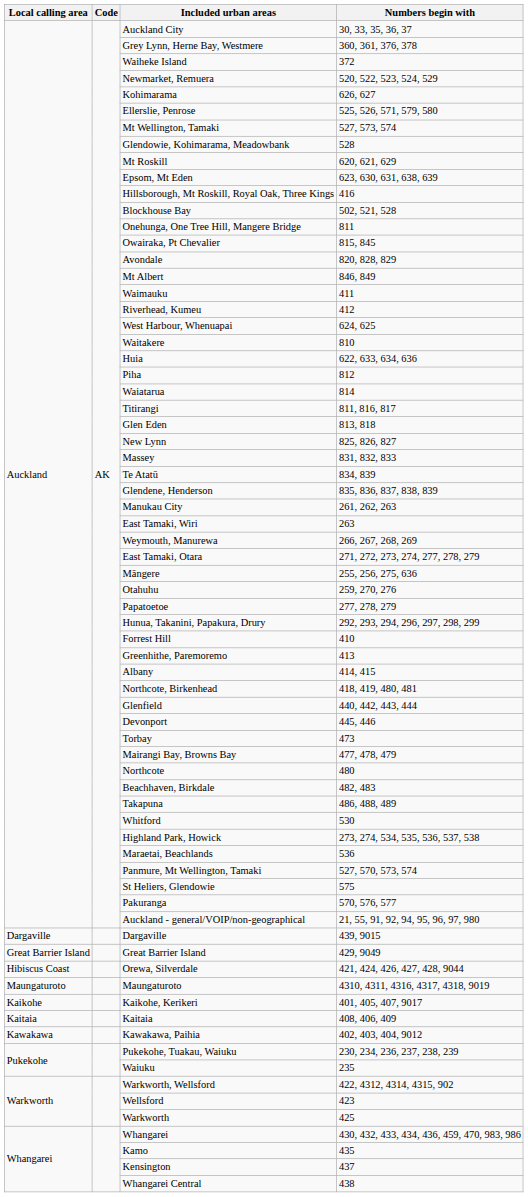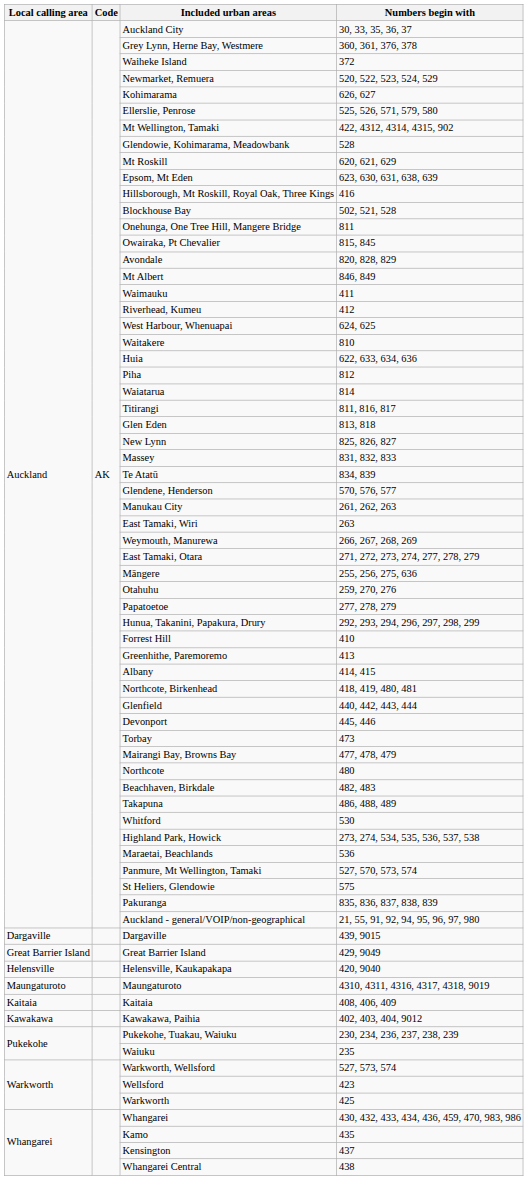(368, 128) 527, 573, 574 -> (396, 128) 422, 4312, 4314, 4315, 902
(388, 491) 835, 836, 837, 838, 839 -> (368, 491) 570, 576, 577
(368, 903) 570, 576, 577 -> (388, 903) 835, 836, 837, 838, 839
+ row: (177, 969)
- row: (160, 969)
- row: (160, 1002)
(396, 1084) 422, 4312, 4314, 4315, 902 -> (368, 1068) 527, 573, 574
